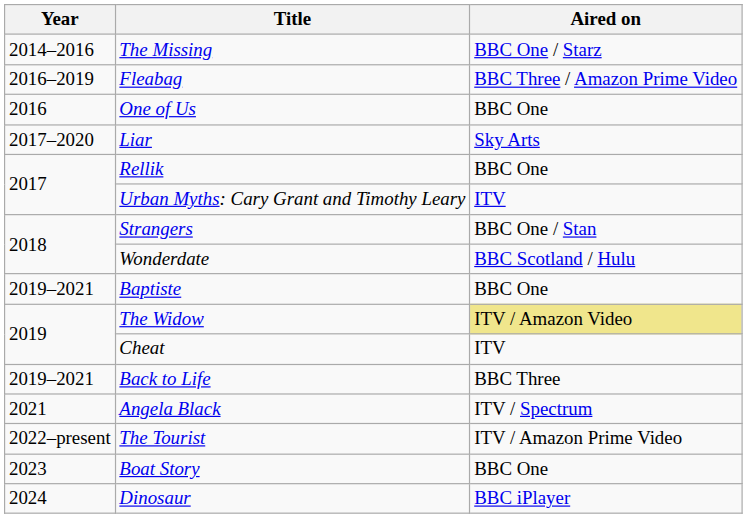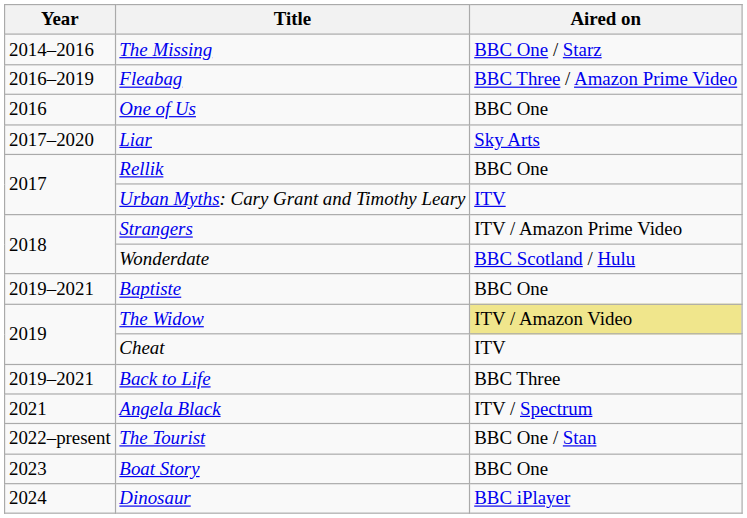(535, 229) BBC One / Stan -> (578, 229) ITV / Amazon Prime Video
(578, 438) ITV / Amazon Prime Video -> (535, 438) BBC One / Stan
